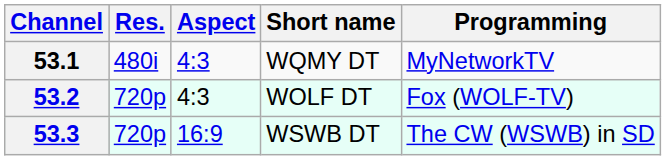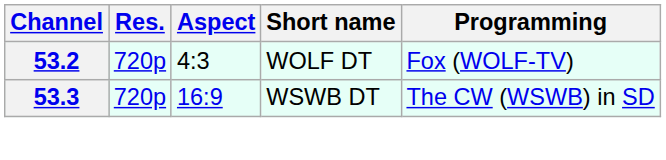- row: (57, 60)
